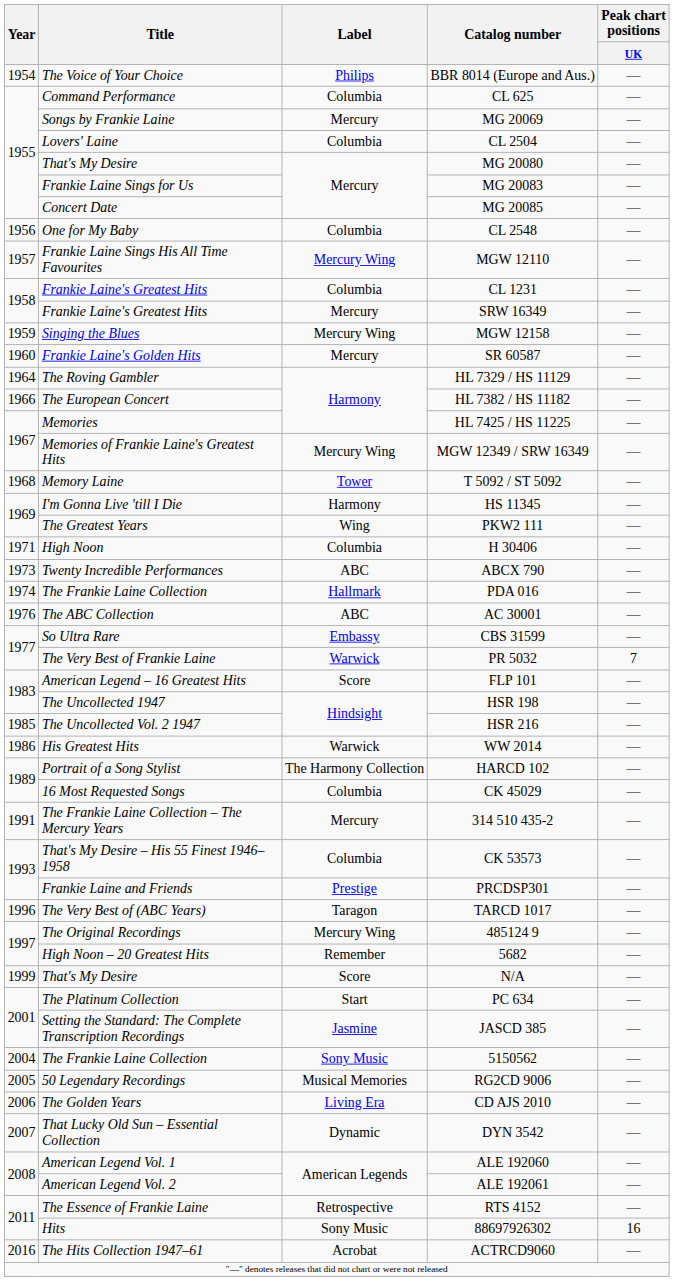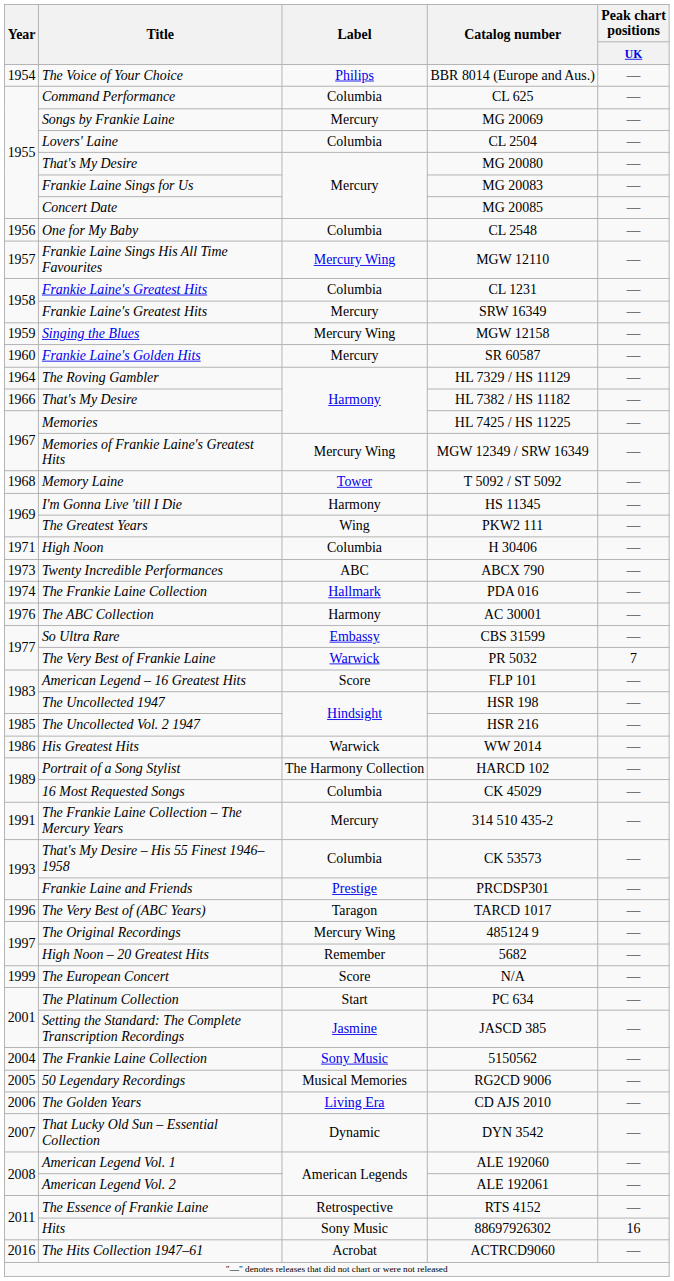(105, 400) The European Concert -> (90, 400) That's My Desire
(355, 614) ABC -> (355, 614) Harmony
(90, 976) That's My Desire -> (105, 976) The European Concert
